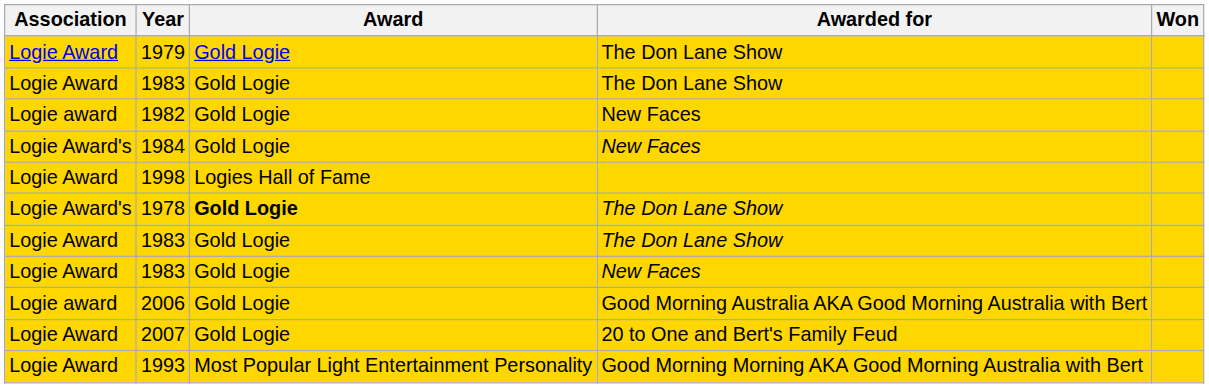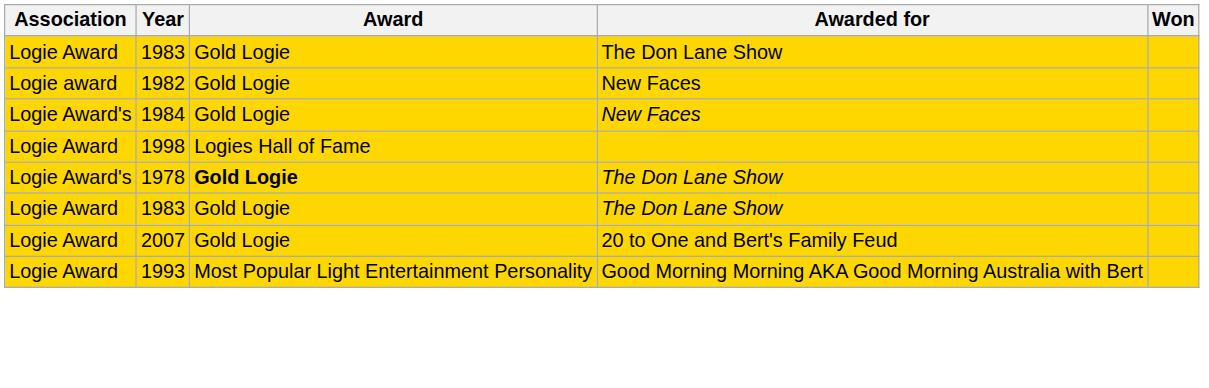- row: (163, 51)
- row: (163, 271)
- row: (163, 303)
